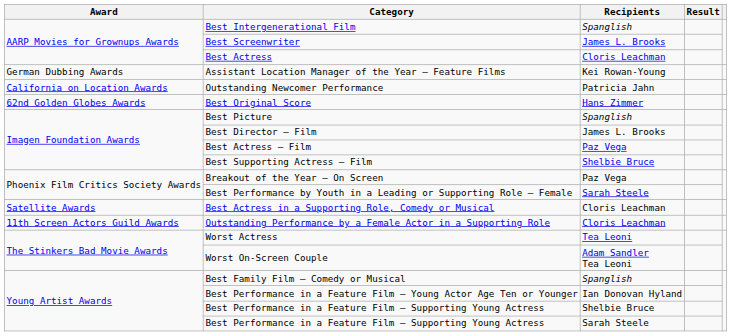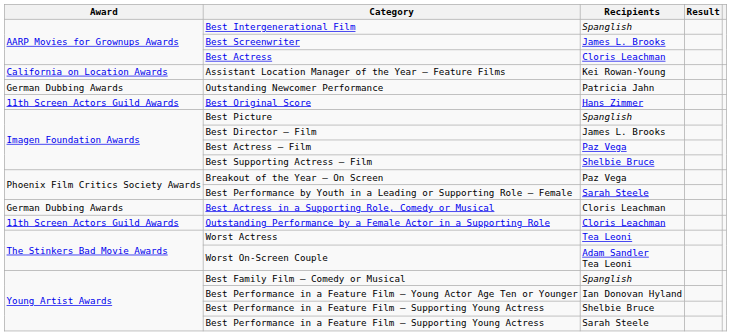(65, 72) German Dubbing Awards -> (87, 72) California on Location Awards
(87, 87) California on Location Awards -> (65, 87) German Dubbing Awards
(76, 102) 62nd Golden Globes Awards -> (93, 102) 11th Screen Actors Guild Awards
(51, 207) Satellite Awards -> (65, 207) German Dubbing Awards
